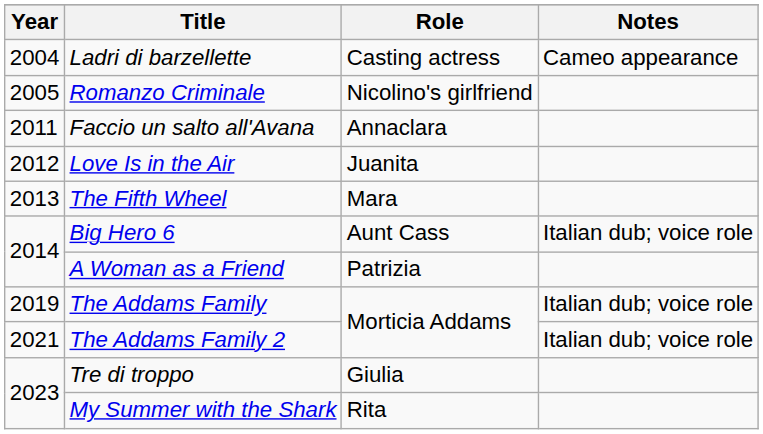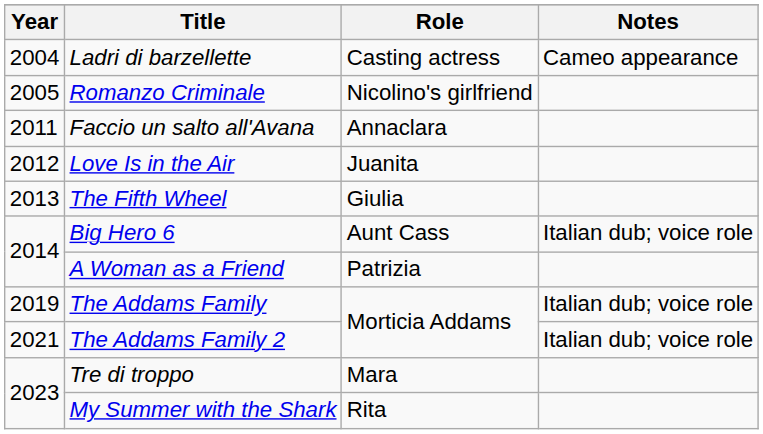(372, 198) Mara -> (375, 198) Giulia
(375, 374) Giulia -> (372, 374) Mara
